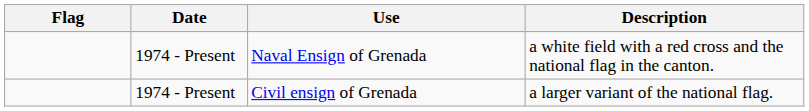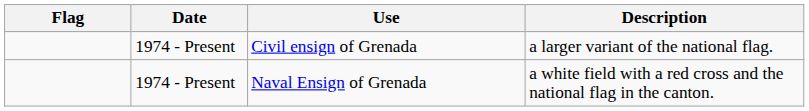rows swapped: (334, 92) <-> (339, 55)
